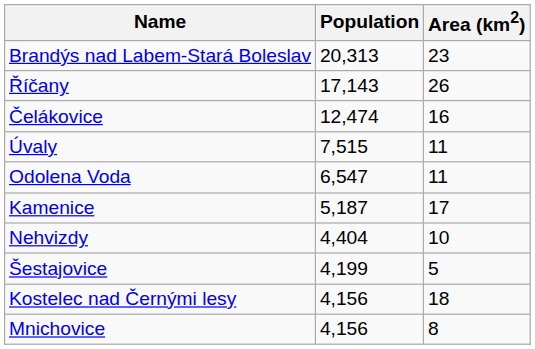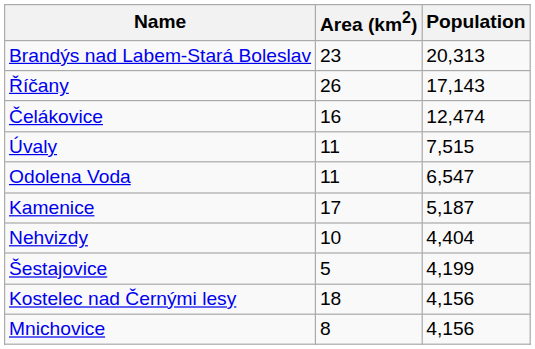columns swapped: (370, 22) <-> (477, 22)
